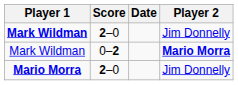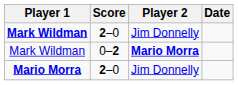columns swapped: (196, 13) <-> (144, 13)
